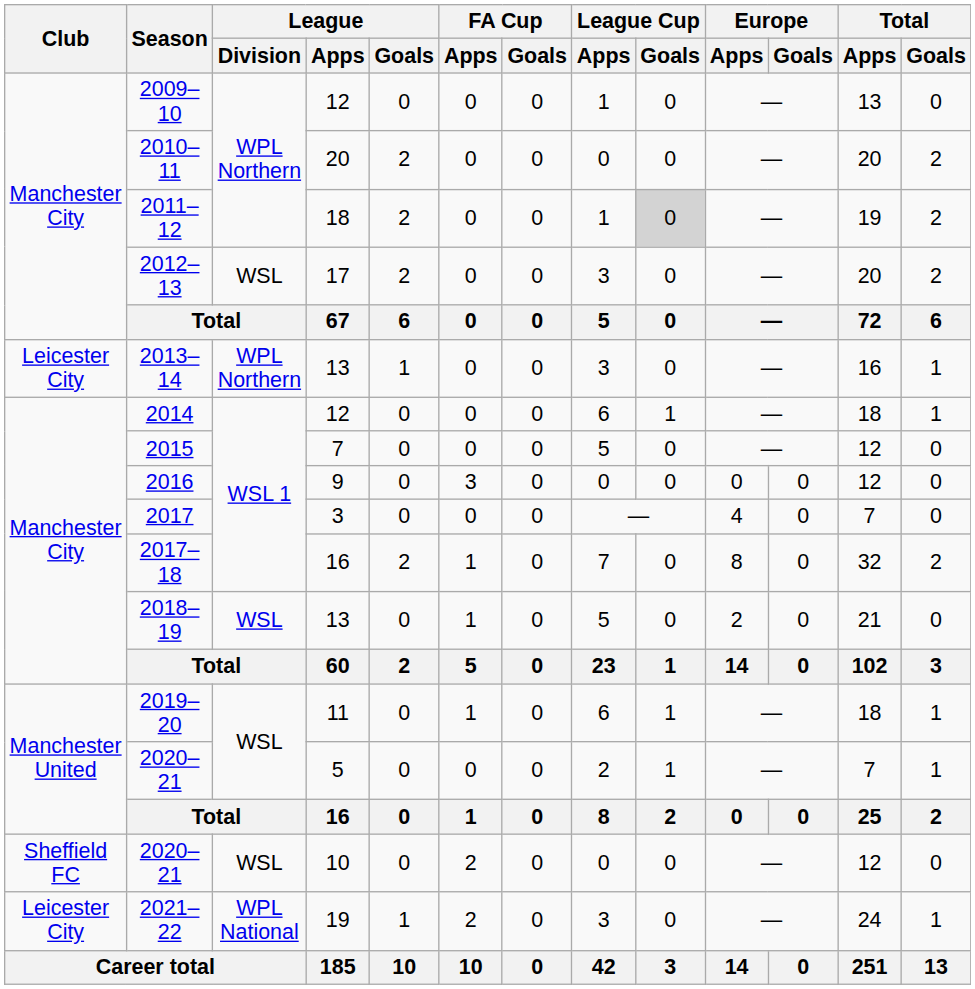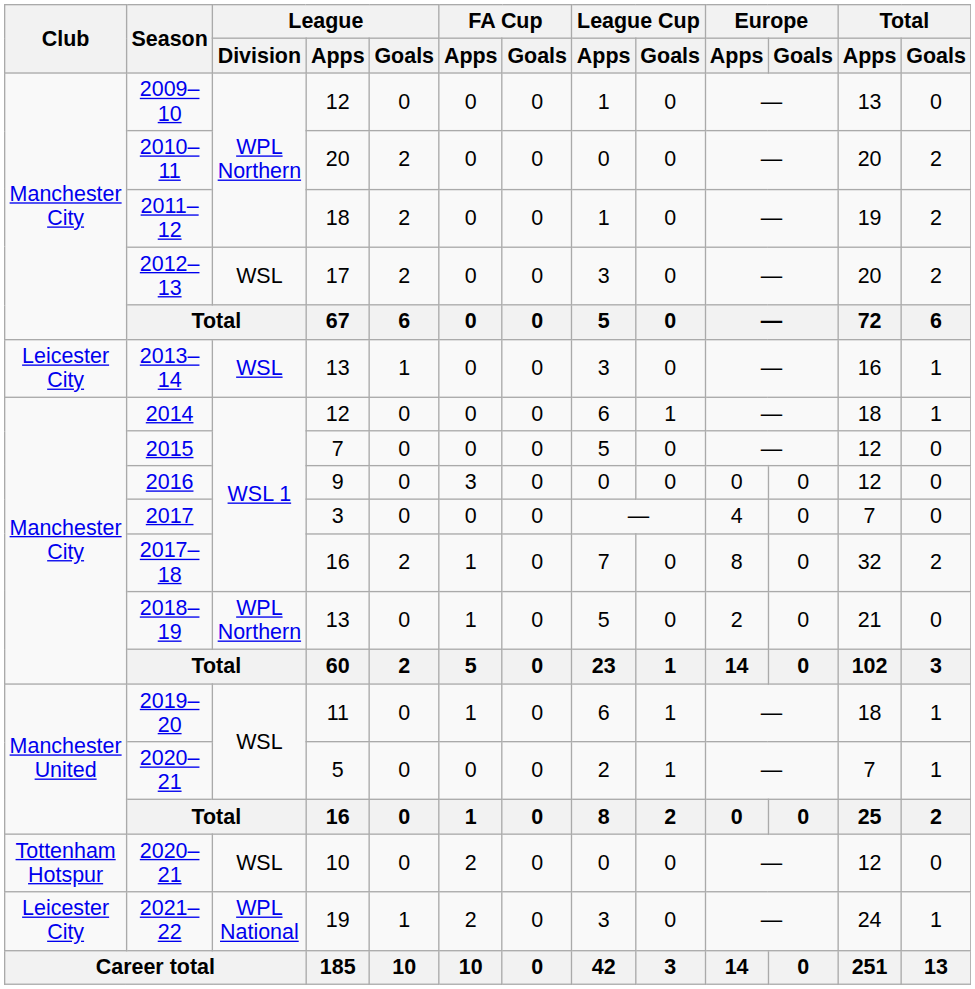(670, 217) lightgrey background -> (670, 217) no background
(259, 368) WPL Northern -> (259, 368) WSL
(259, 620) WSL -> (259, 620) WPL Northern
(66, 862) Sheffield FC -> (66, 862) Tottenham Hotspur
